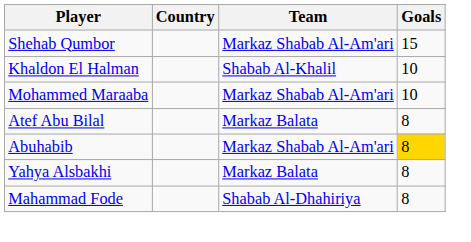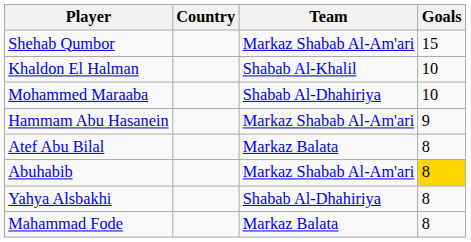(308, 95) Markaz Shabab Al-Am'ari -> (312, 95) Shabab Al-Dhahiriya
+ row: (88, 120)
(270, 172) Markaz Balata -> (312, 198) Shabab Al-Dhahiriya
(291, 198) Shabab Al-Dhahiriya -> (291, 224) Markaz Balata
